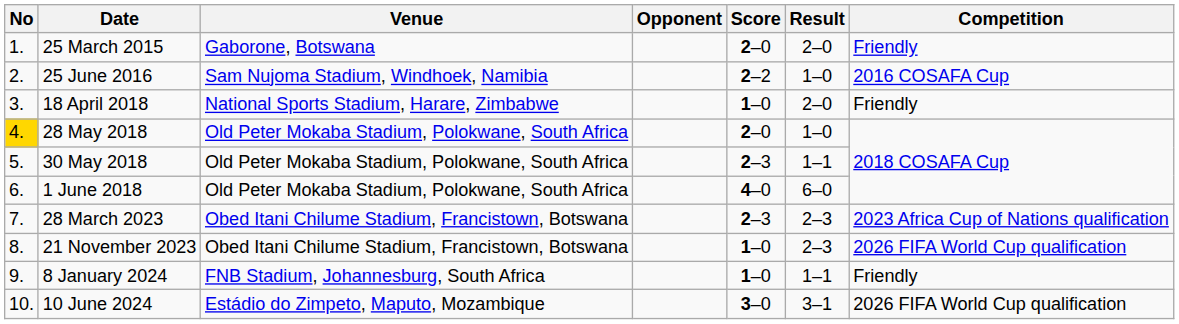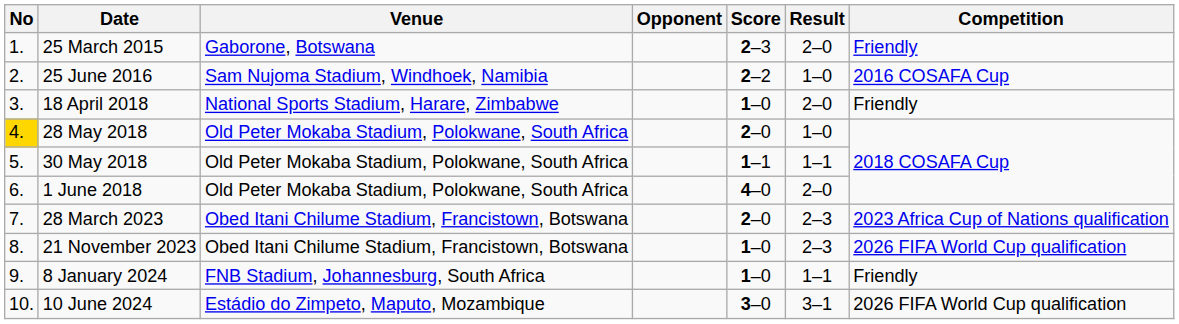(756, 47) 2–0 -> (756, 47) 2–3
(756, 161) 2–3 -> (756, 161) 1–1
(817, 190) 6–0 -> (817, 190) 2–0
(756, 218) 2–3 -> (756, 218) 2–0
